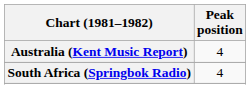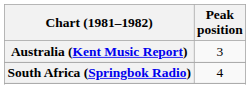(220, 51) 4 -> (220, 51) 3
